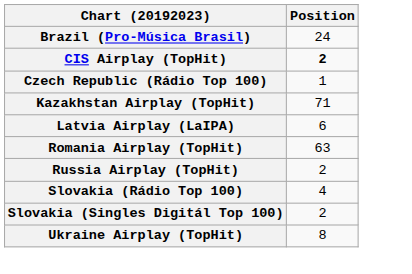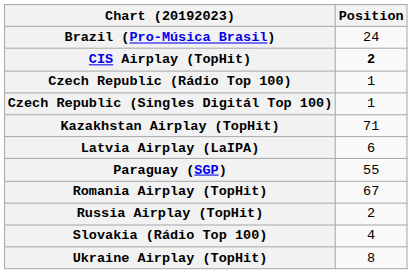+ row: (170, 104)
+ row: (170, 170)
(322, 148) 63 -> (371, 192) 67
- row: (146, 214)
